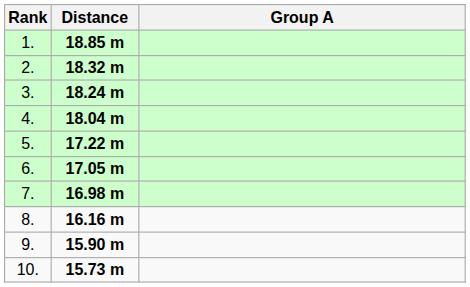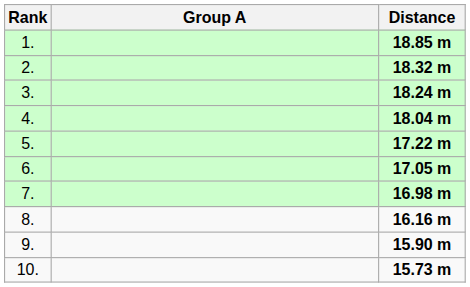columns swapped: (302, 18) <-> (95, 18)
